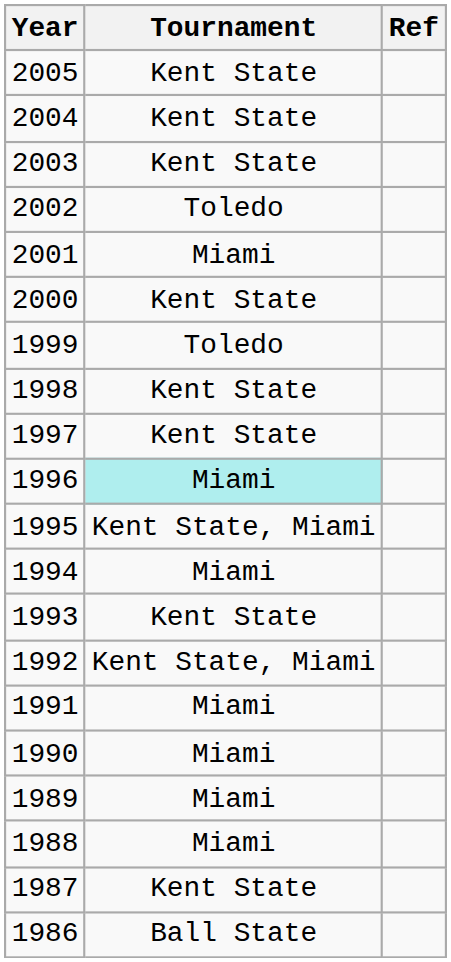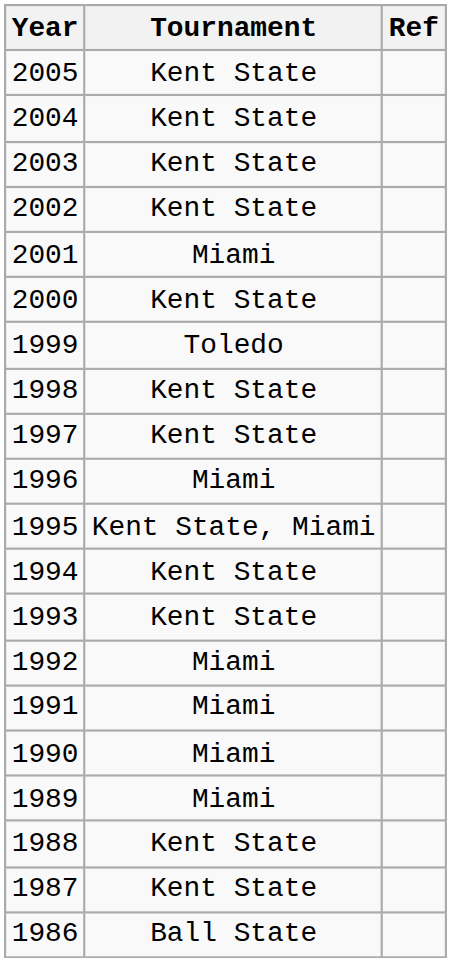(234, 209) Toledo -> (234, 209) Kent State
(234, 481) paleturquoise background -> (234, 481) no background
(234, 572) Miami -> (234, 572) Kent State
(234, 663) Kent State, Miami -> (234, 663) Miami
(234, 844) Miami -> (234, 844) Kent State
